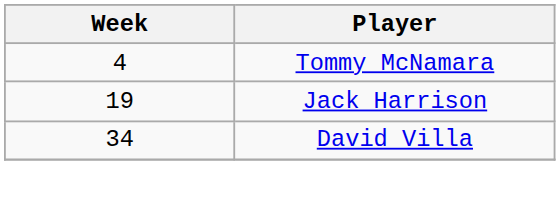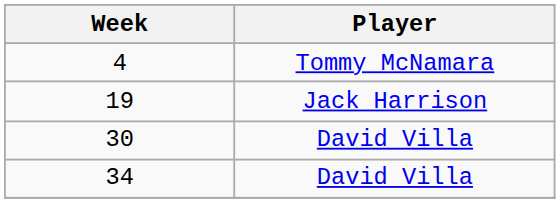+ row: (120, 140)
